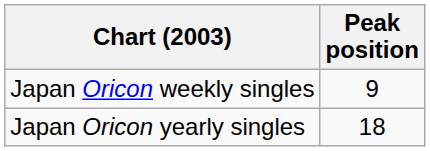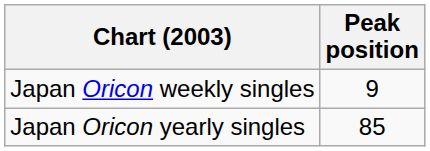(372, 126) 18 -> (372, 126) 85
